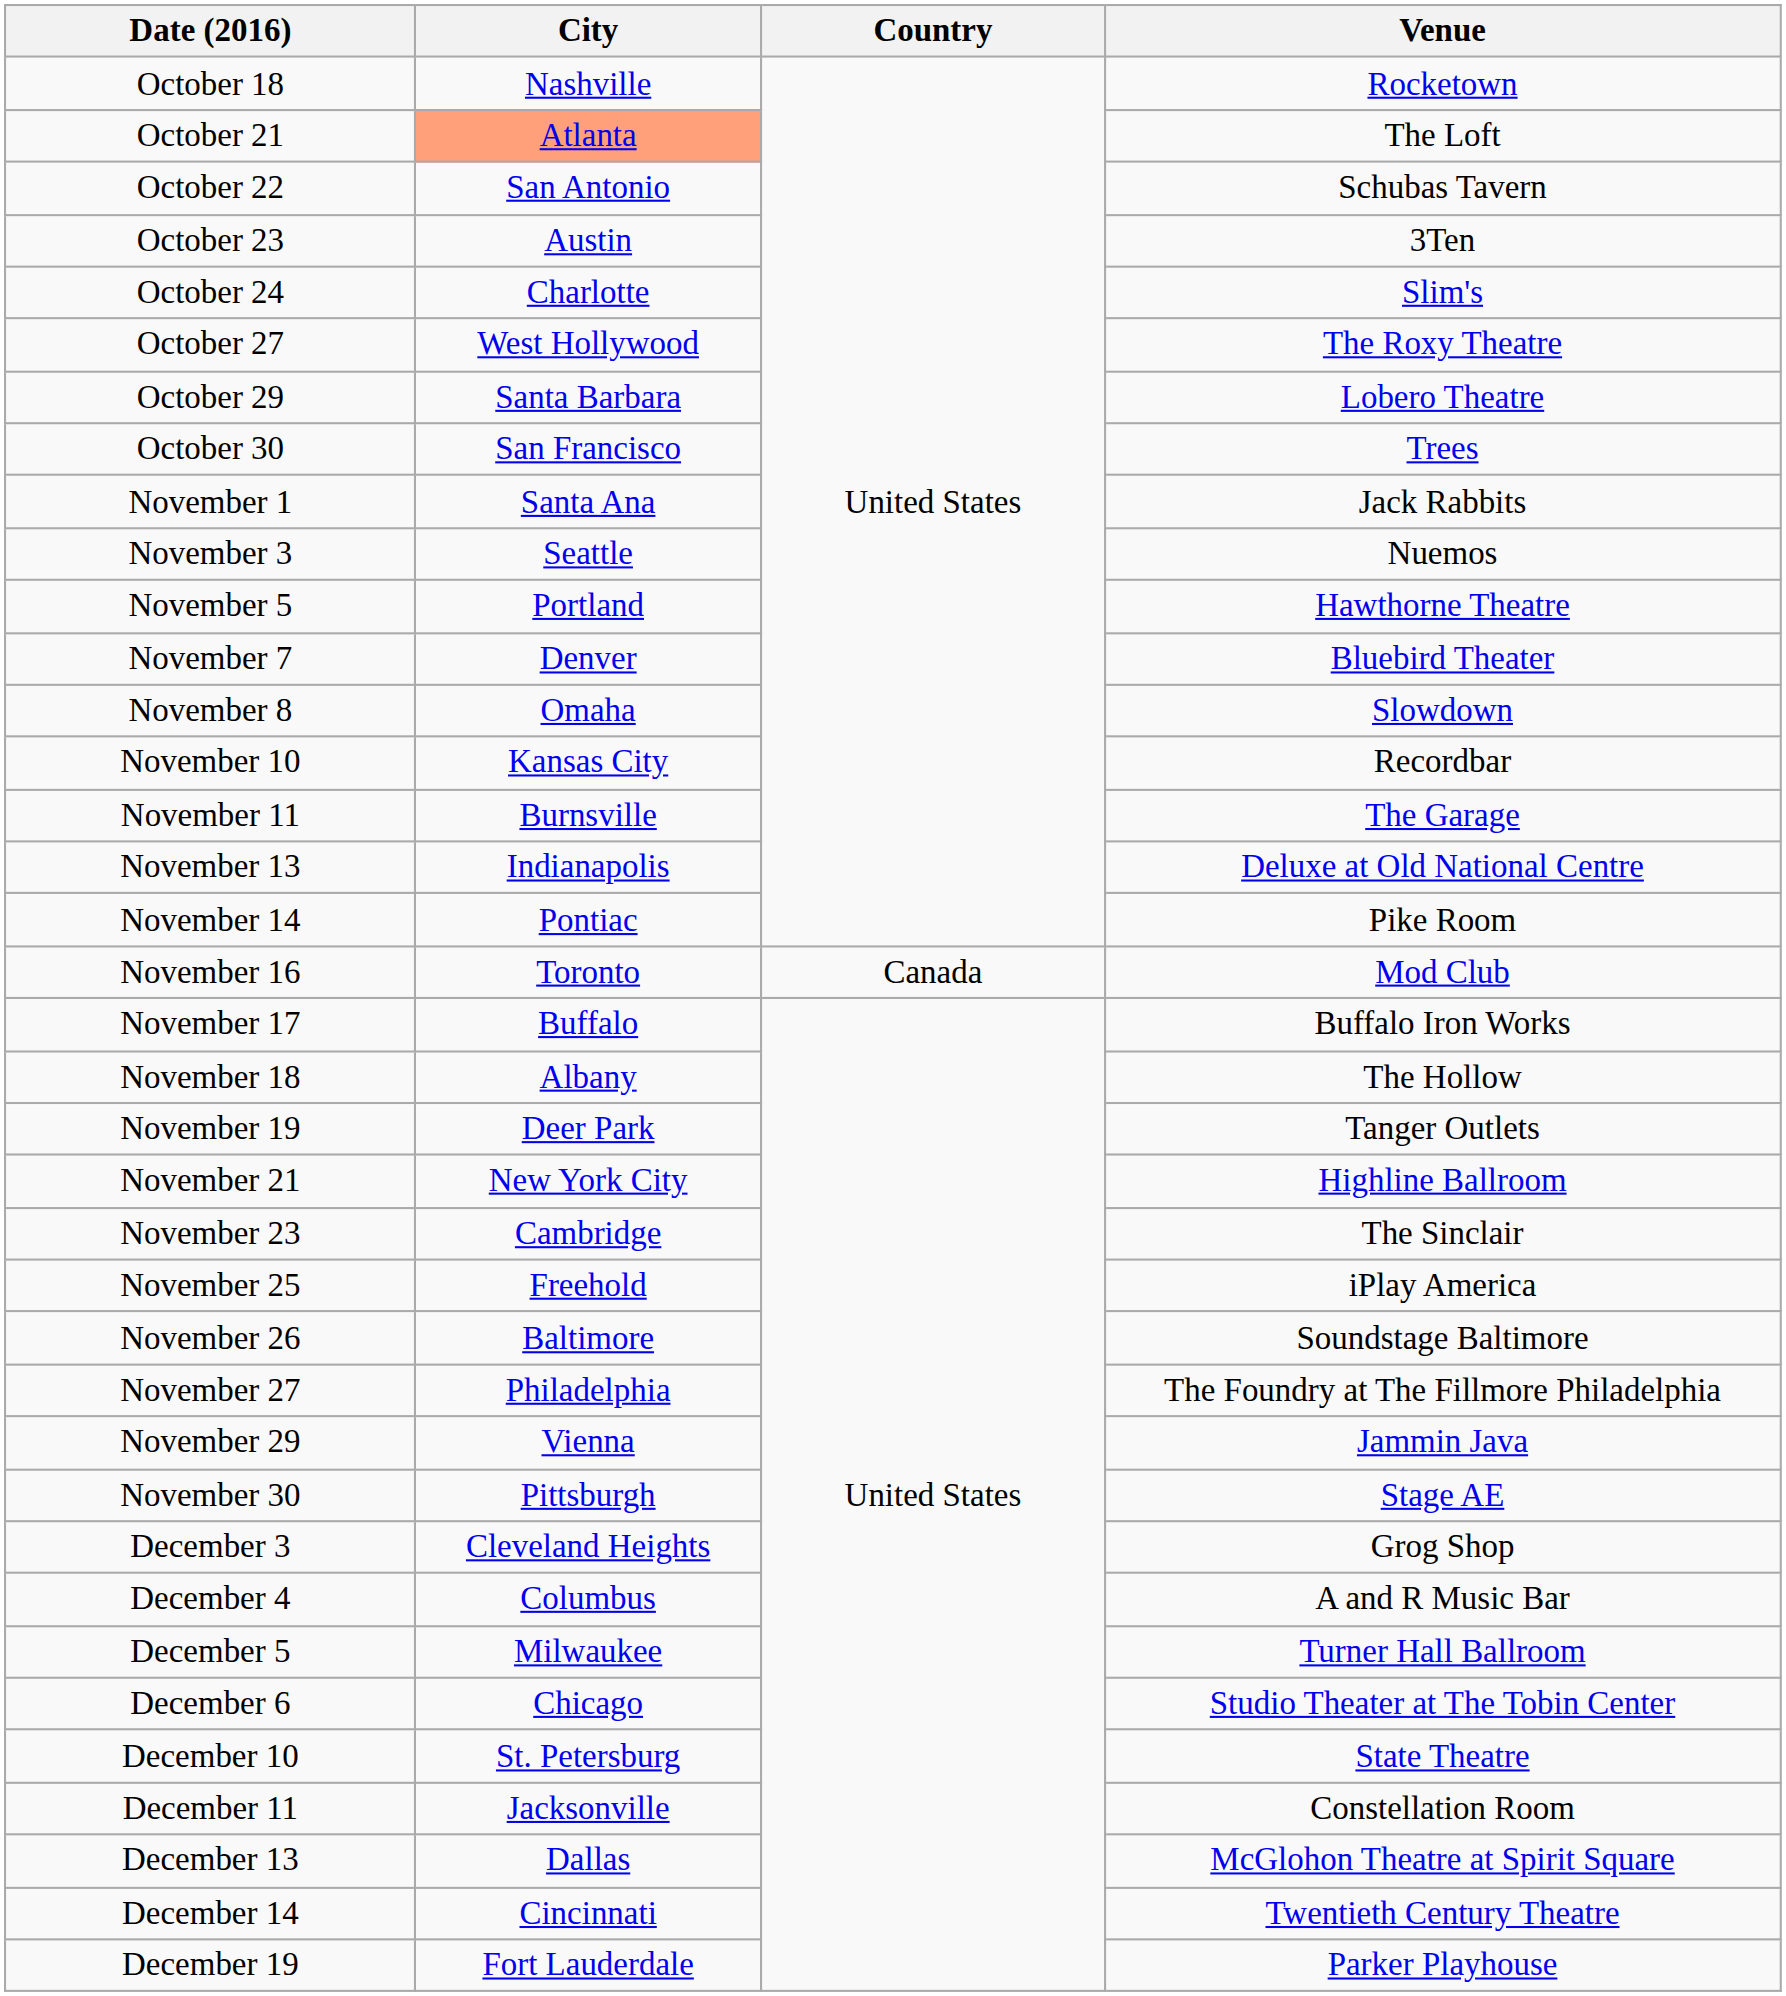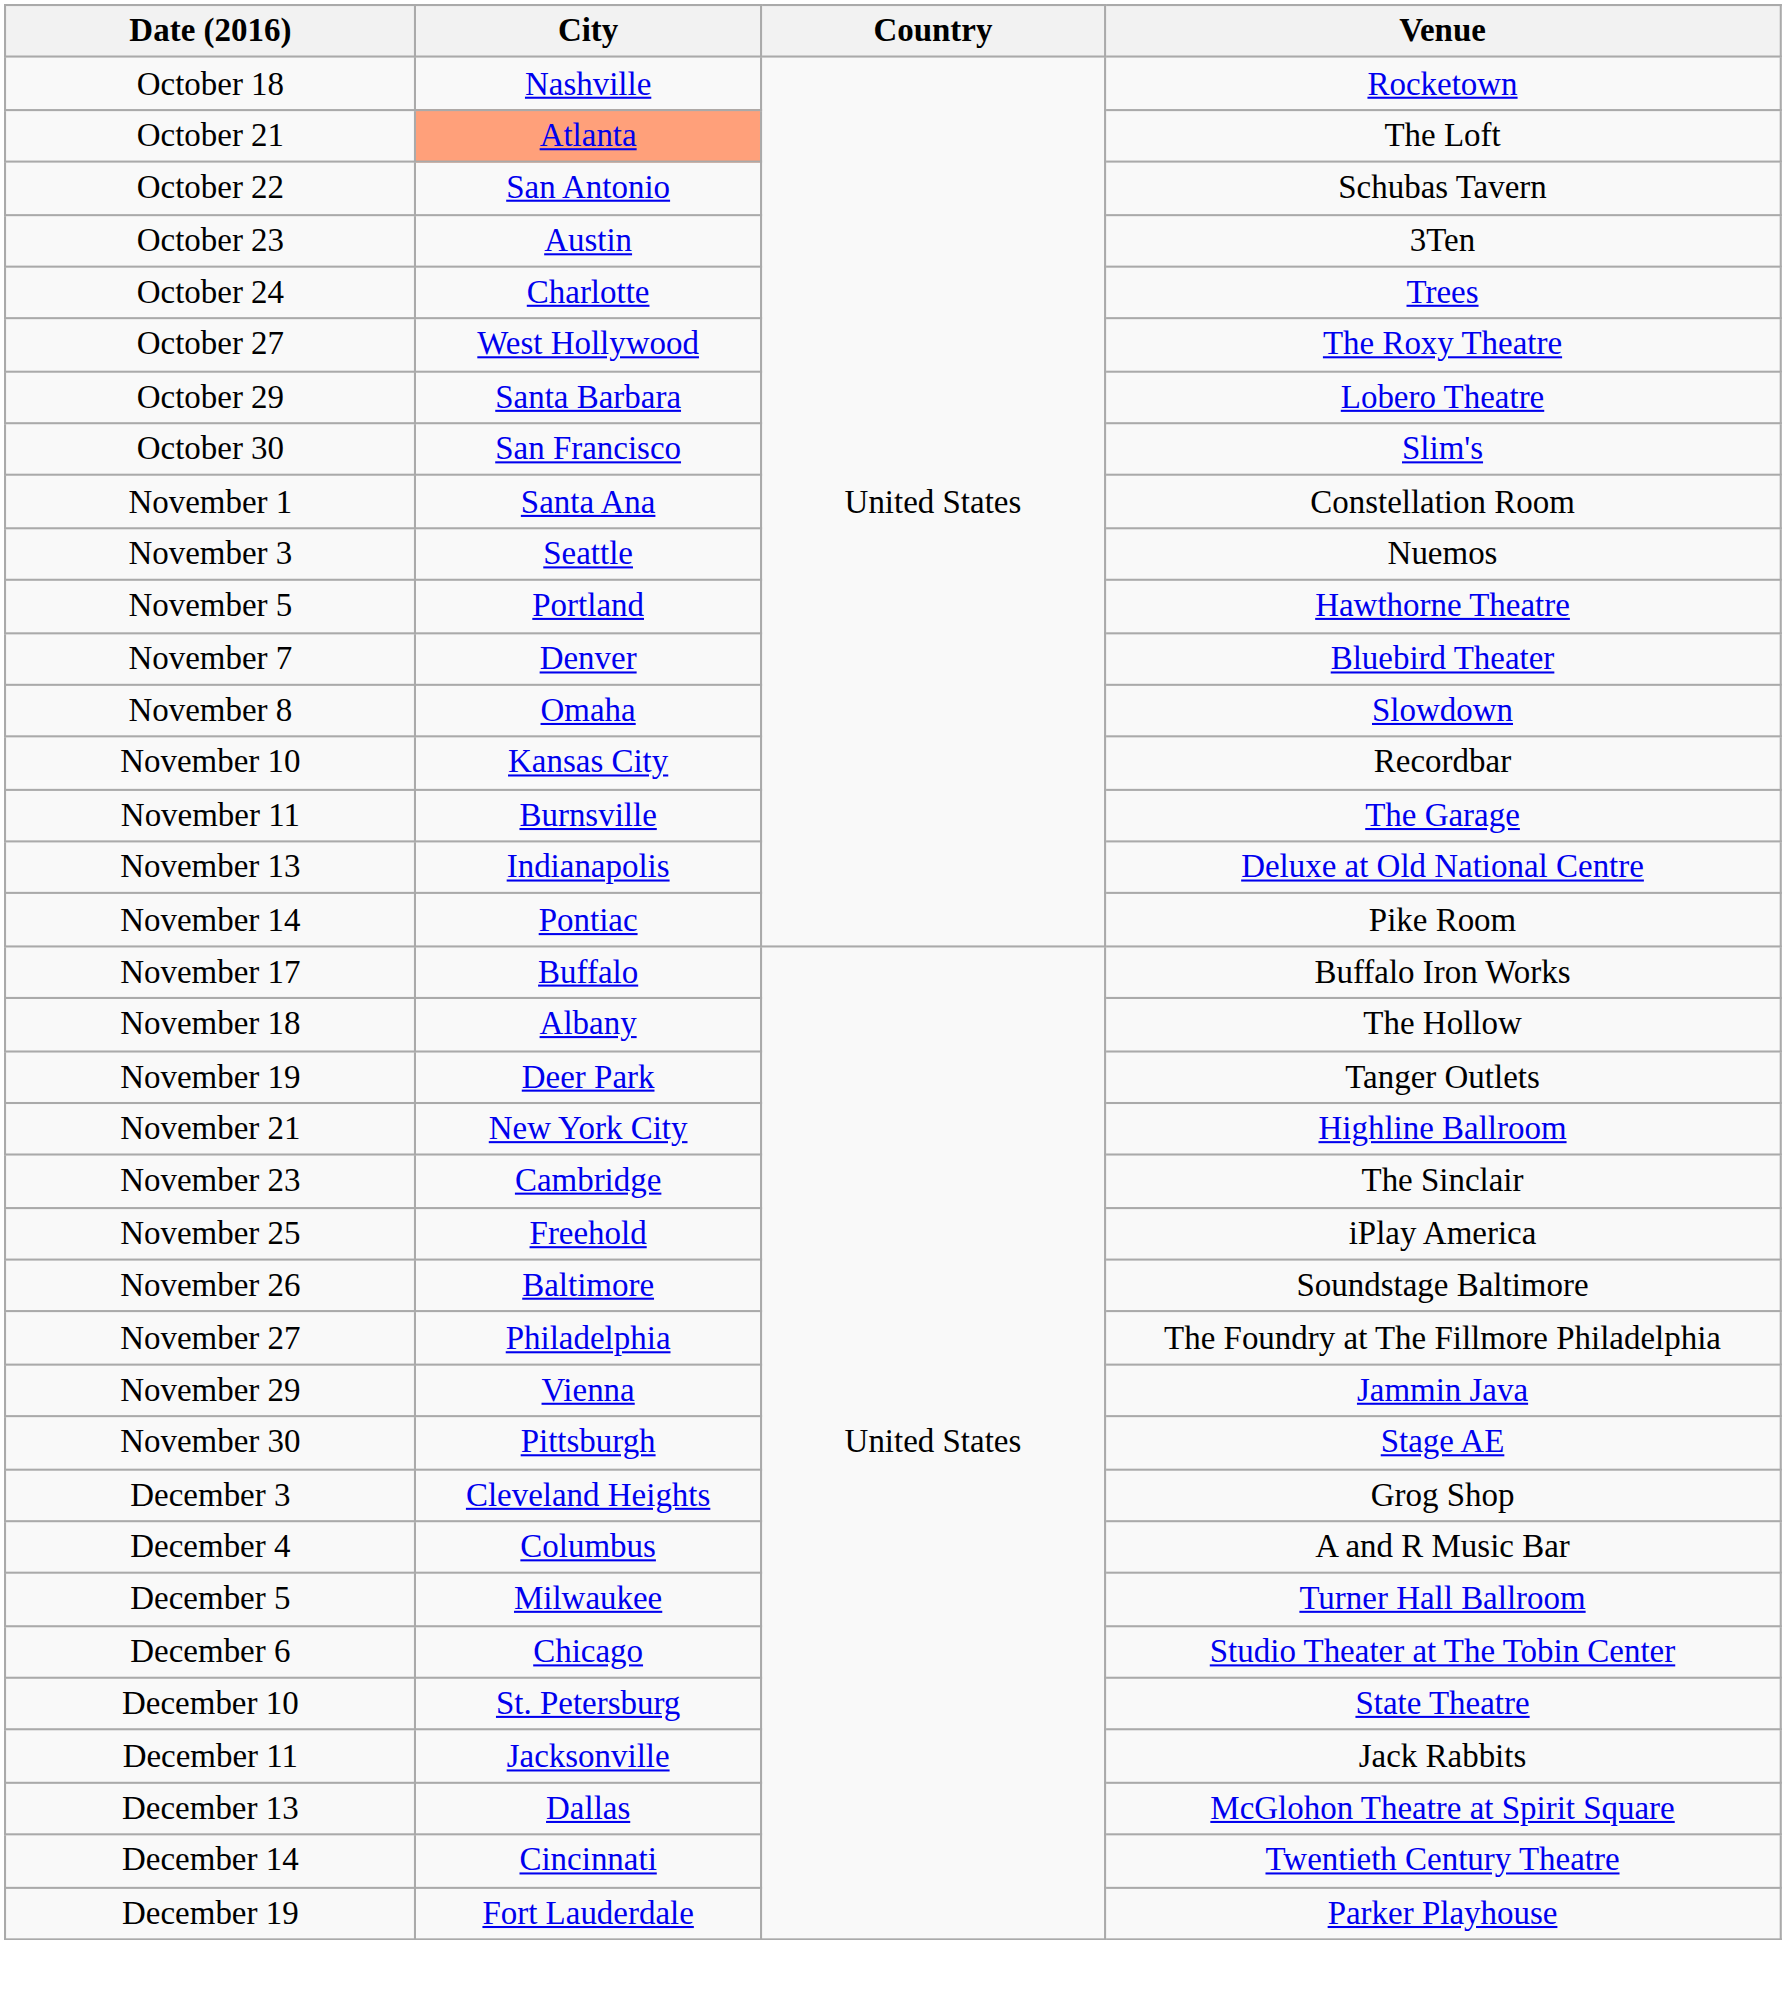(1443, 291) Slim's -> (1443, 291) Trees
(1443, 448) Trees -> (1443, 448) Slim's
(1443, 501) Jack Rabbits -> (1443, 501) Constellation Room
- row: (210, 971)
(1443, 1807) Constellation Room -> (1443, 1755) Jack Rabbits
